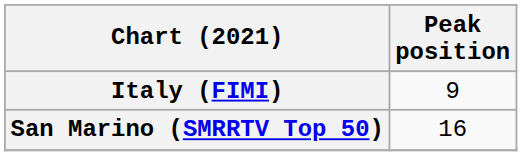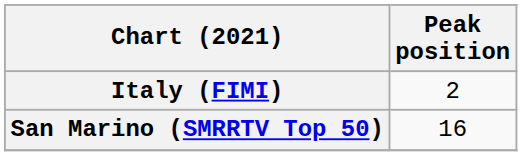(453, 91) 9 -> (453, 91) 2
